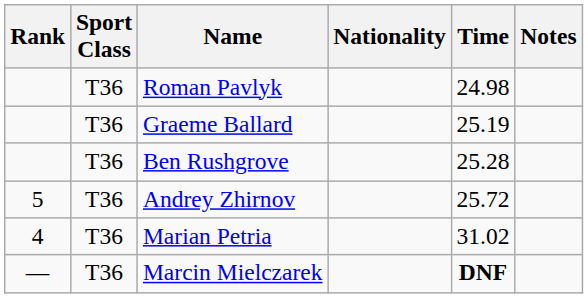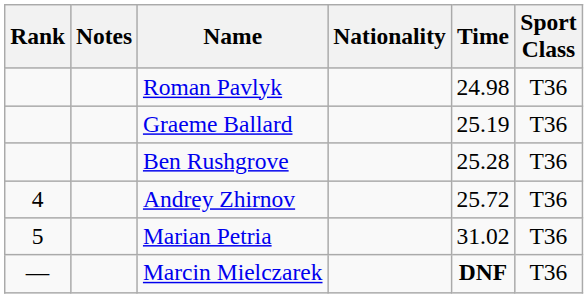columns swapped: (104, 36) <-> (548, 36)
(38, 198) 5 -> (38, 198) 4
(38, 236) 4 -> (38, 236) 5
